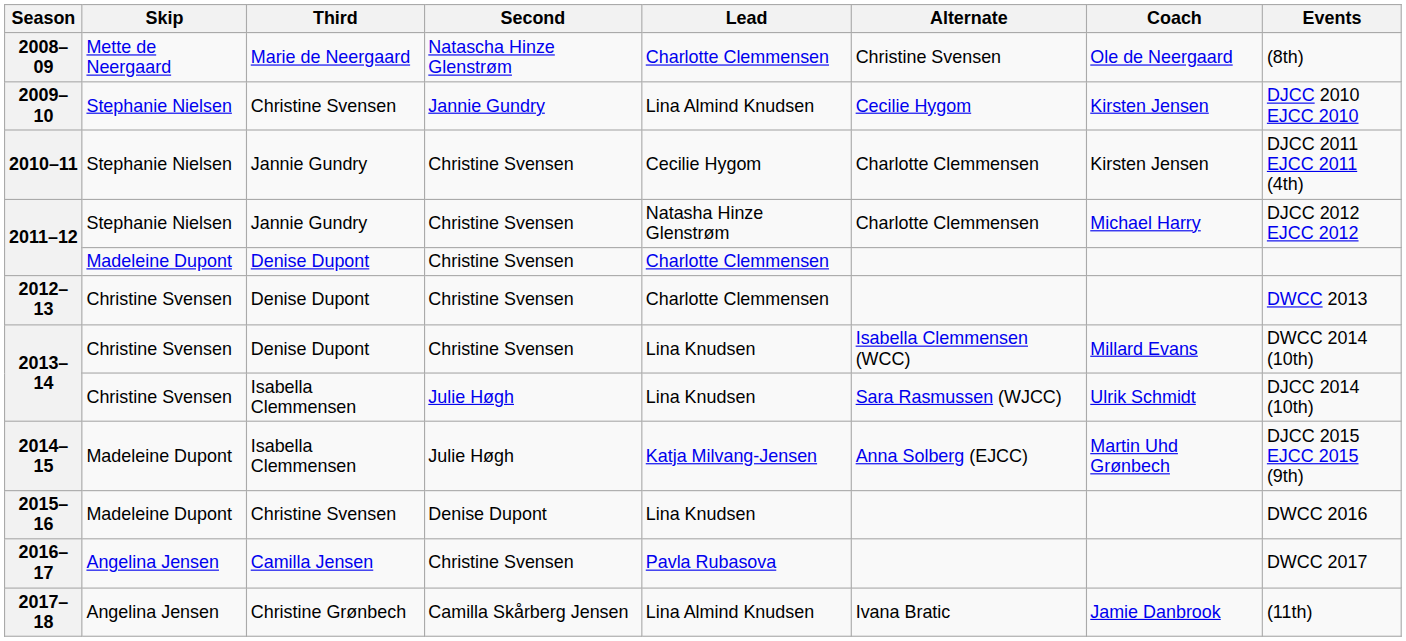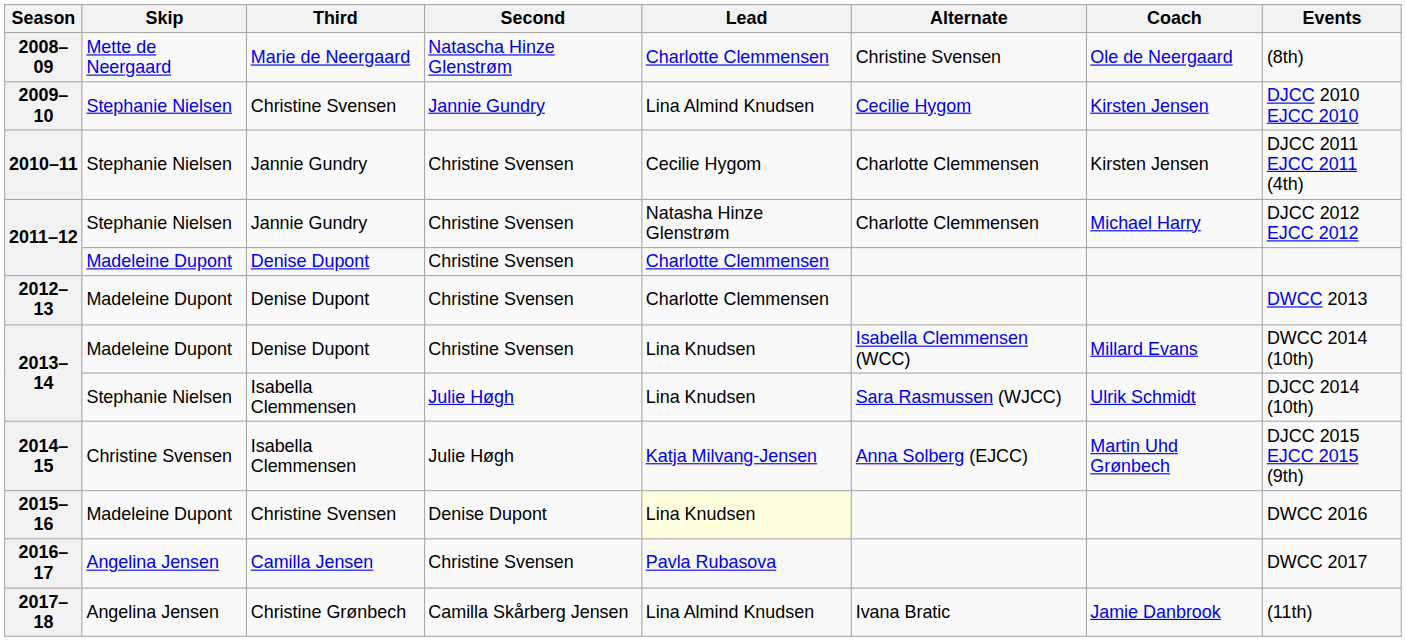(159, 300) Christine Svensen -> (159, 300) Madeleine Dupont
(159, 348) Christine Svensen -> (159, 348) Madeleine Dupont
(159, 397) Christine Svensen -> (159, 397) Stephanie Nielsen
(159, 455) Madeleine Dupont -> (159, 455) Christine Svensen
(701, 514) no background -> (701, 514) lightyellow background
